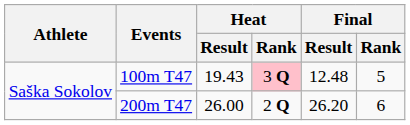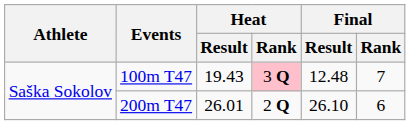(381, 76) 5 -> (381, 76) 7
(224, 105) 26.00 -> (224, 105) 26.01
(329, 105) 26.20 -> (329, 105) 26.10
